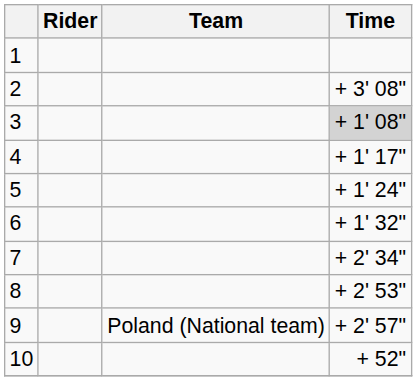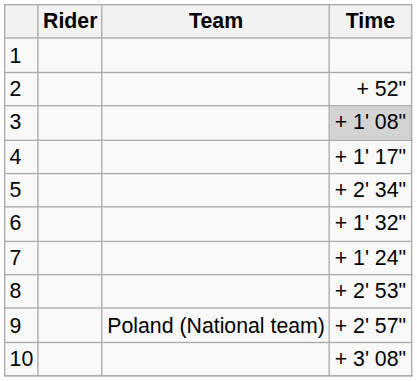(370, 88) + 3' 08" -> (381, 88) + 52"
(370, 190) + 1' 24" -> (370, 190) + 2' 34"
(370, 257) + 2' 34" -> (370, 257) + 1' 24"
(381, 358) + 52" -> (370, 358) + 3' 08"
